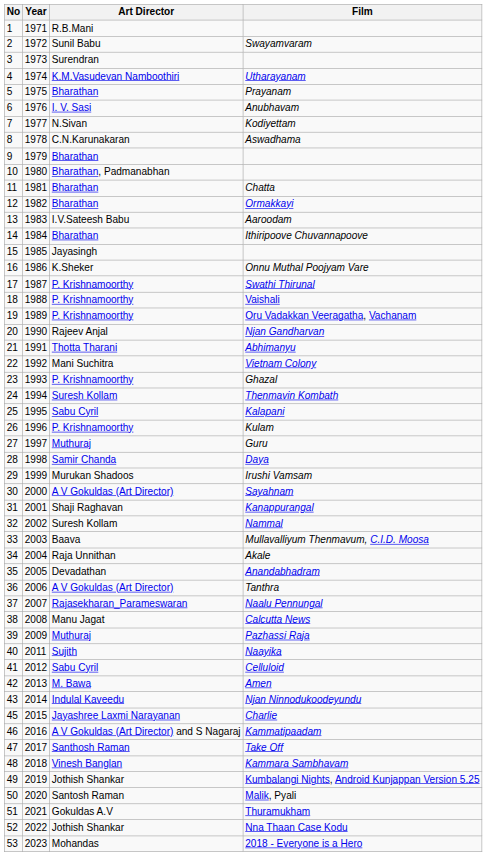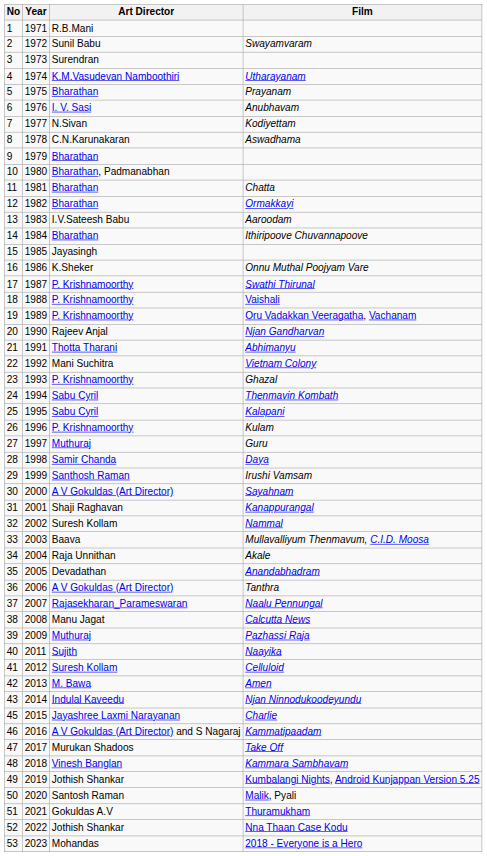(85, 396) Suresh Kollam -> (75, 396) Sabu Cyril
(93, 476) Murukan Shadoos -> (91, 476) Santhosh Raman
(75, 667) Sabu Cyril -> (85, 667) Suresh Kollam
(91, 747) Santhosh Raman -> (93, 747) Murukan Shadoos
